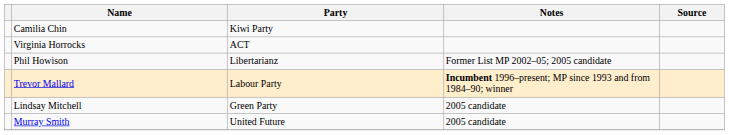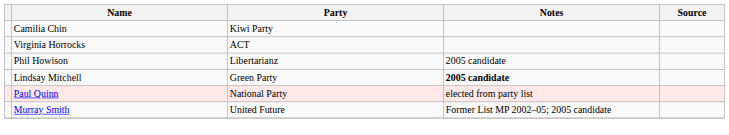(529, 61) Former List MP 2002–05; 2005 candidate -> (476, 61) 2005 candidate
- row: (44, 83)
(476, 105) normal -> (478, 77) bold
+ row: (36, 94)
(476, 122) 2005 candidate -> (529, 110) Former List MP 2002–05; 2005 candidate
